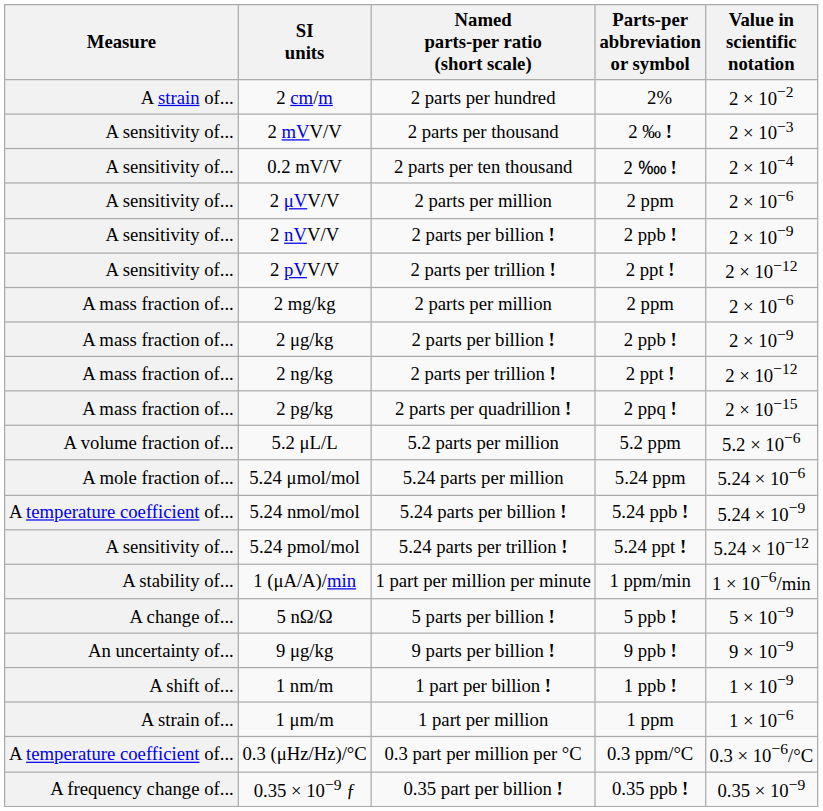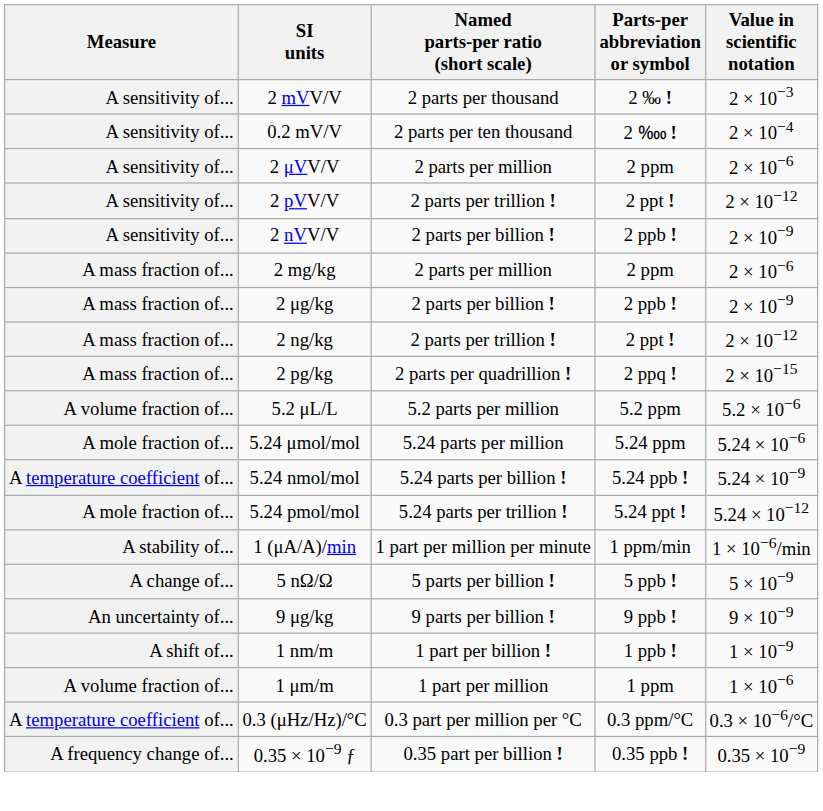- row: (305, 97)
rows swapped: (305, 235) <-> (305, 270)
(170, 546) A sensitivity of... -> (158, 512) A mole fraction of...
(187, 719) A strain of... -> (149, 685) A volume fraction of...
